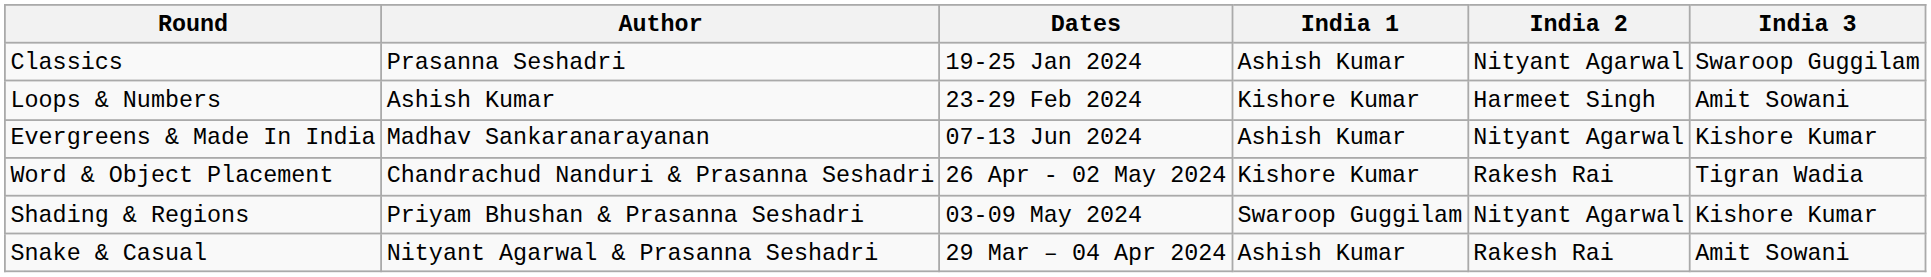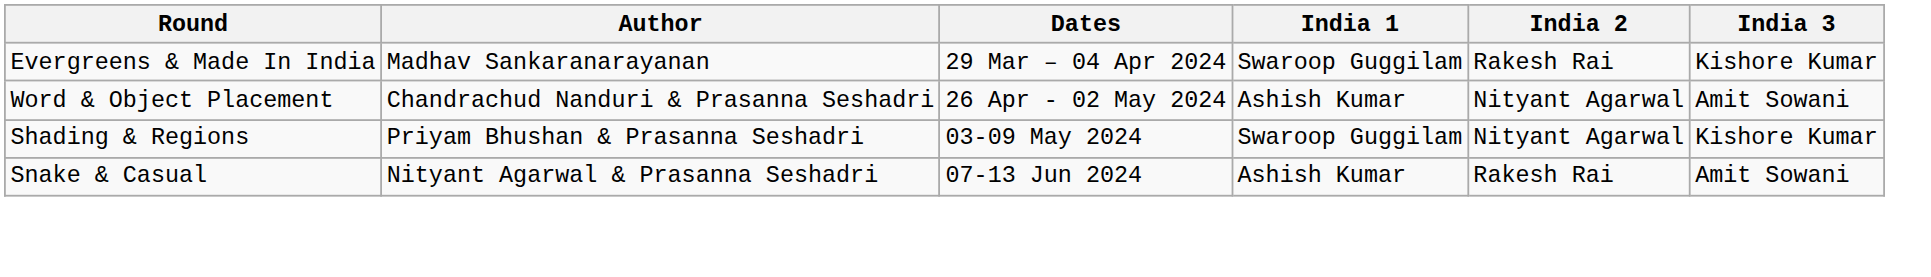- row: (67, 62)
- row: (116, 100)
(1044, 138) 07-13 Jun 2024 -> (1086, 62) 29 Mar – 04 Apr 2024
(1322, 138) Ashish Kumar -> (1350, 62) Swaroop Guggilam
(1579, 138) Nityant Agarwal -> (1544, 62) Rakesh Rai
(1329, 177) Kishore Kumar -> (1322, 100) Ashish Kumar
(1544, 177) Rakesh Rai -> (1579, 100) Nityant Agarwal
(1779, 177) Tigran Wadia -> (1772, 100) Amit Sowani
(1086, 253) 29 Mar – 04 Apr 2024 -> (1044, 177) 07-13 Jun 2024
